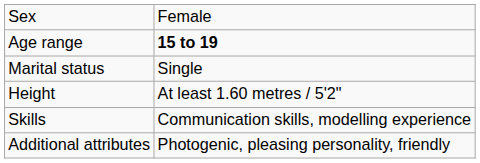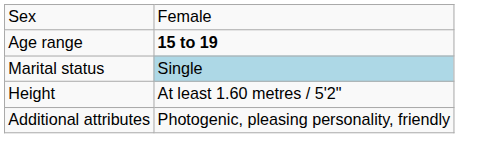(180, 68) no background -> (180, 68) lightblue background
- row: (27, 119)
